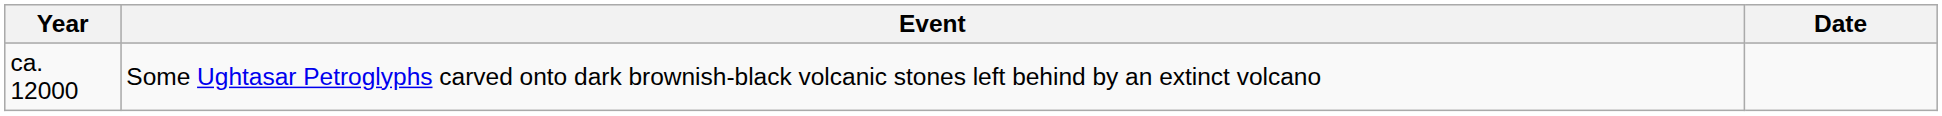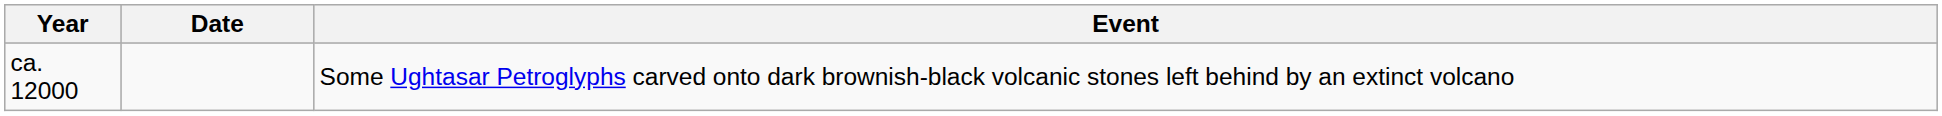columns swapped: (1841, 23) <-> (932, 23)
